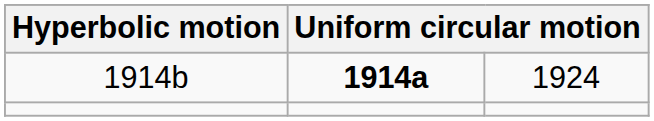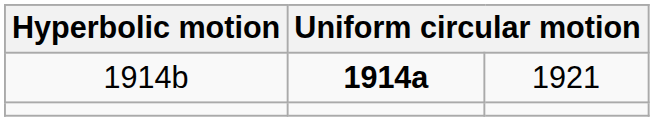(566, 77) 1924 -> (566, 77) 1921
